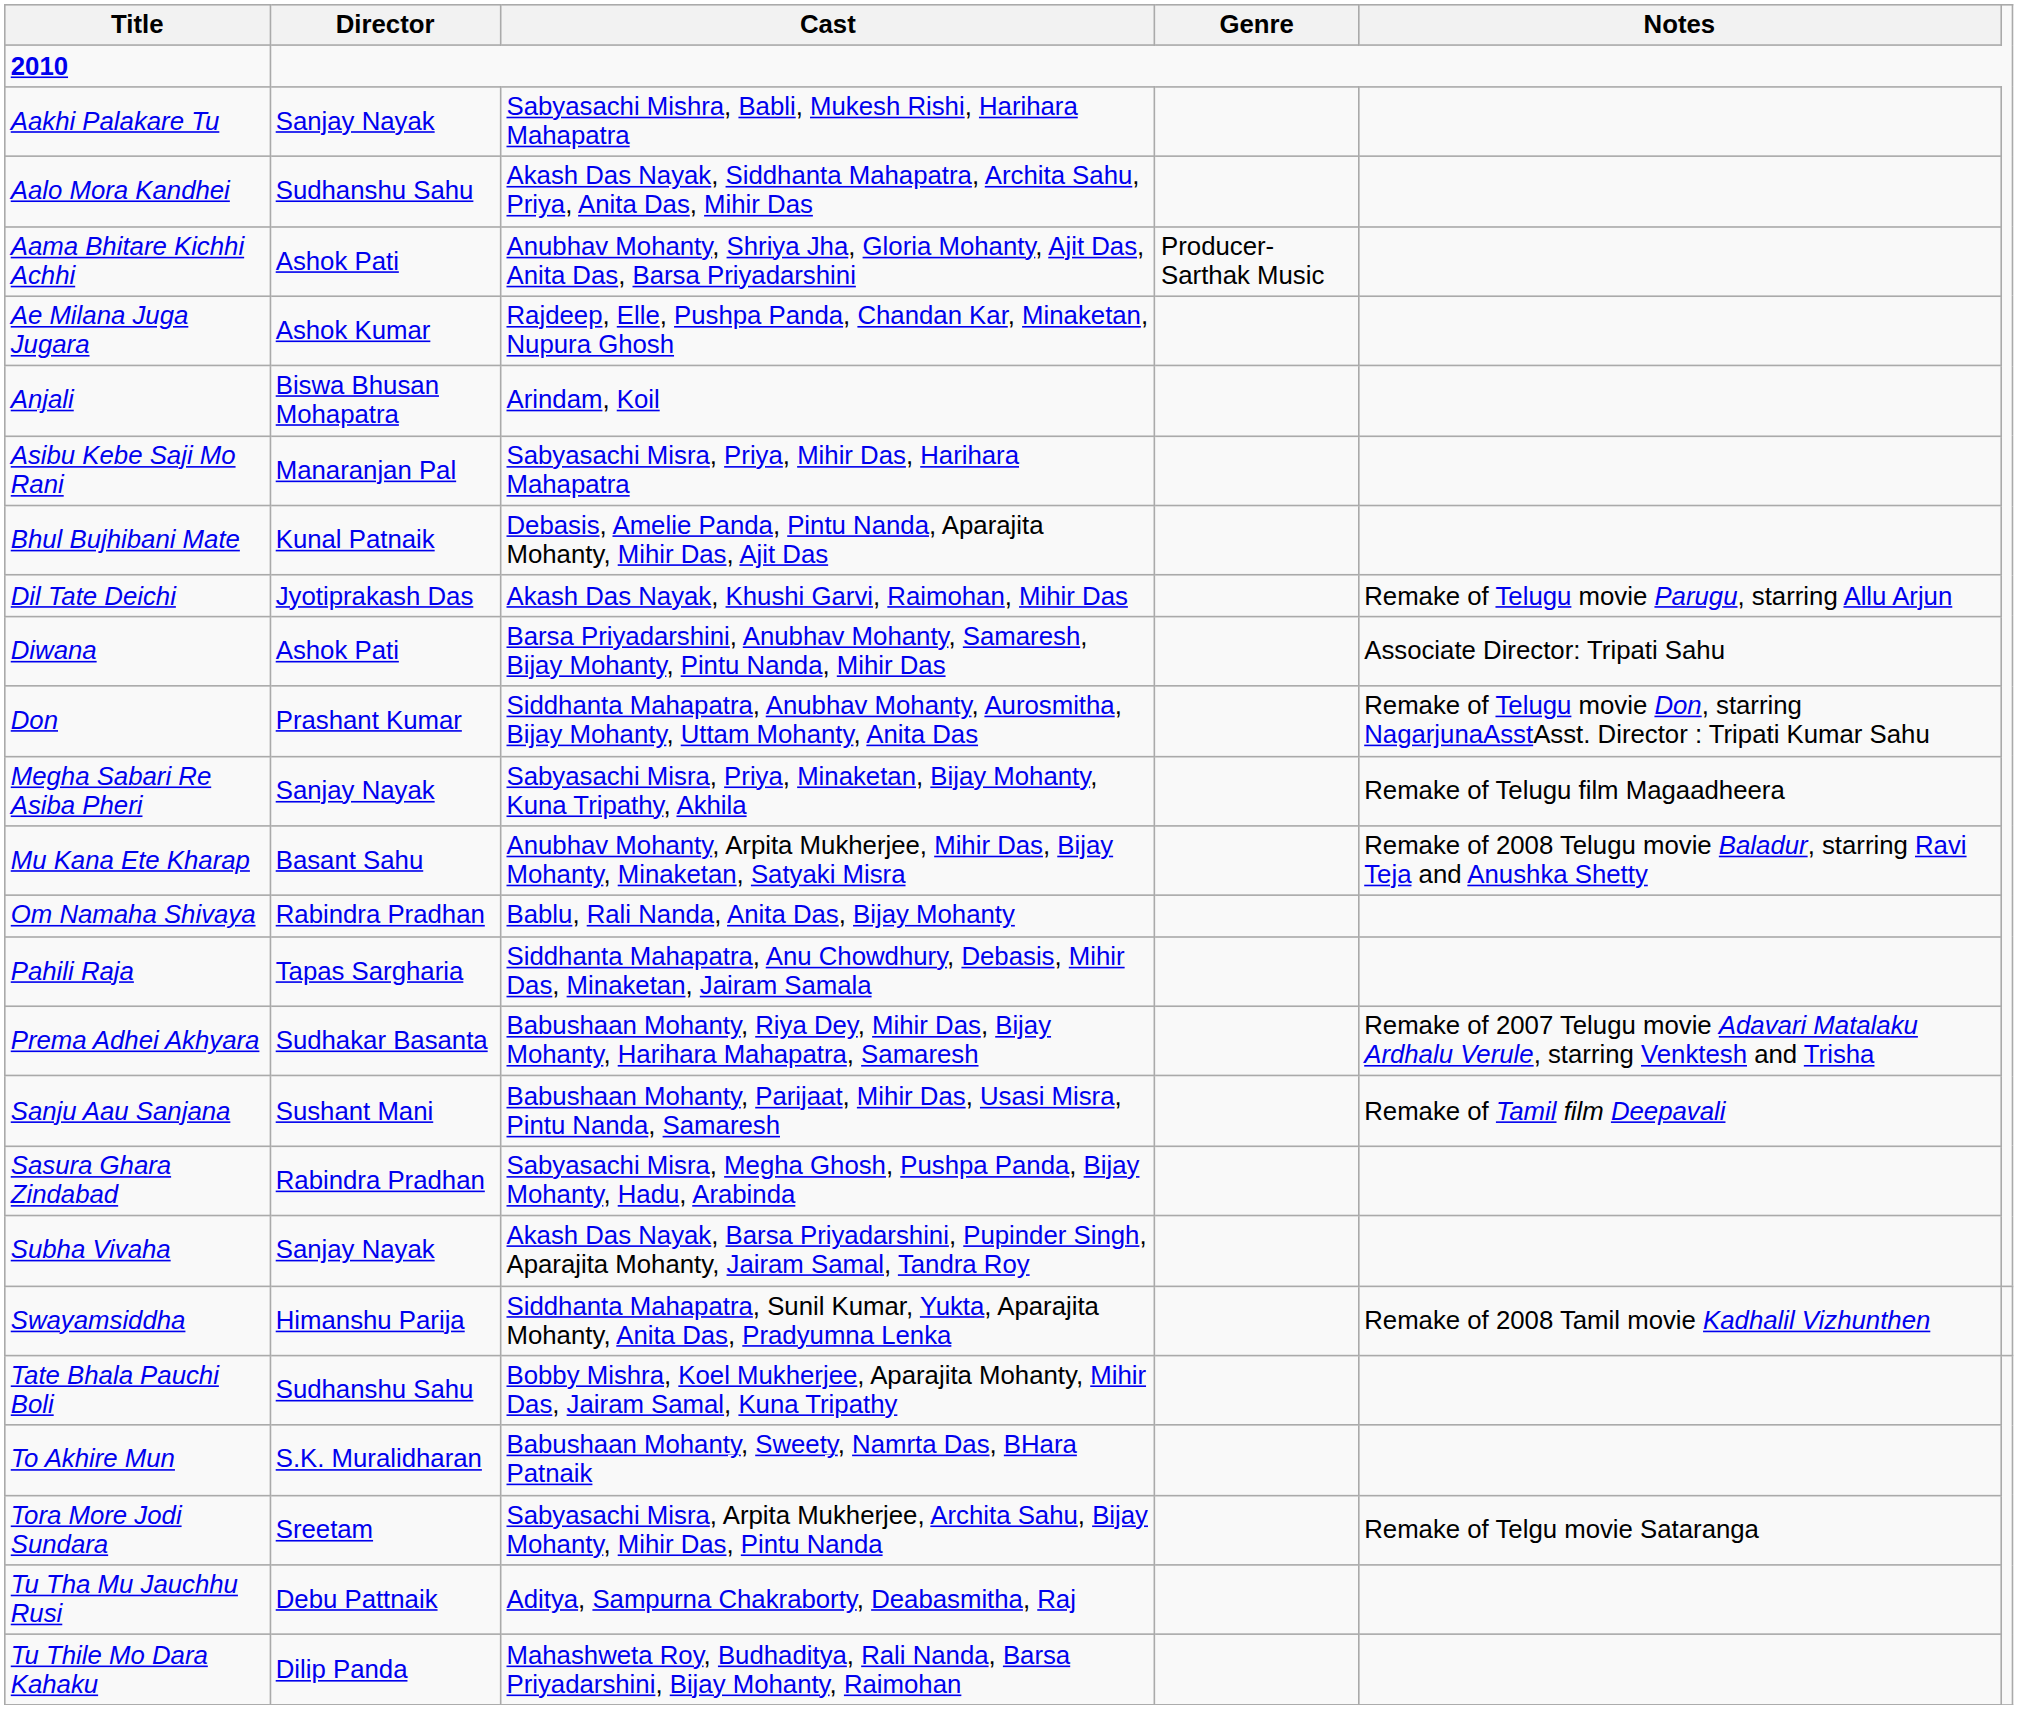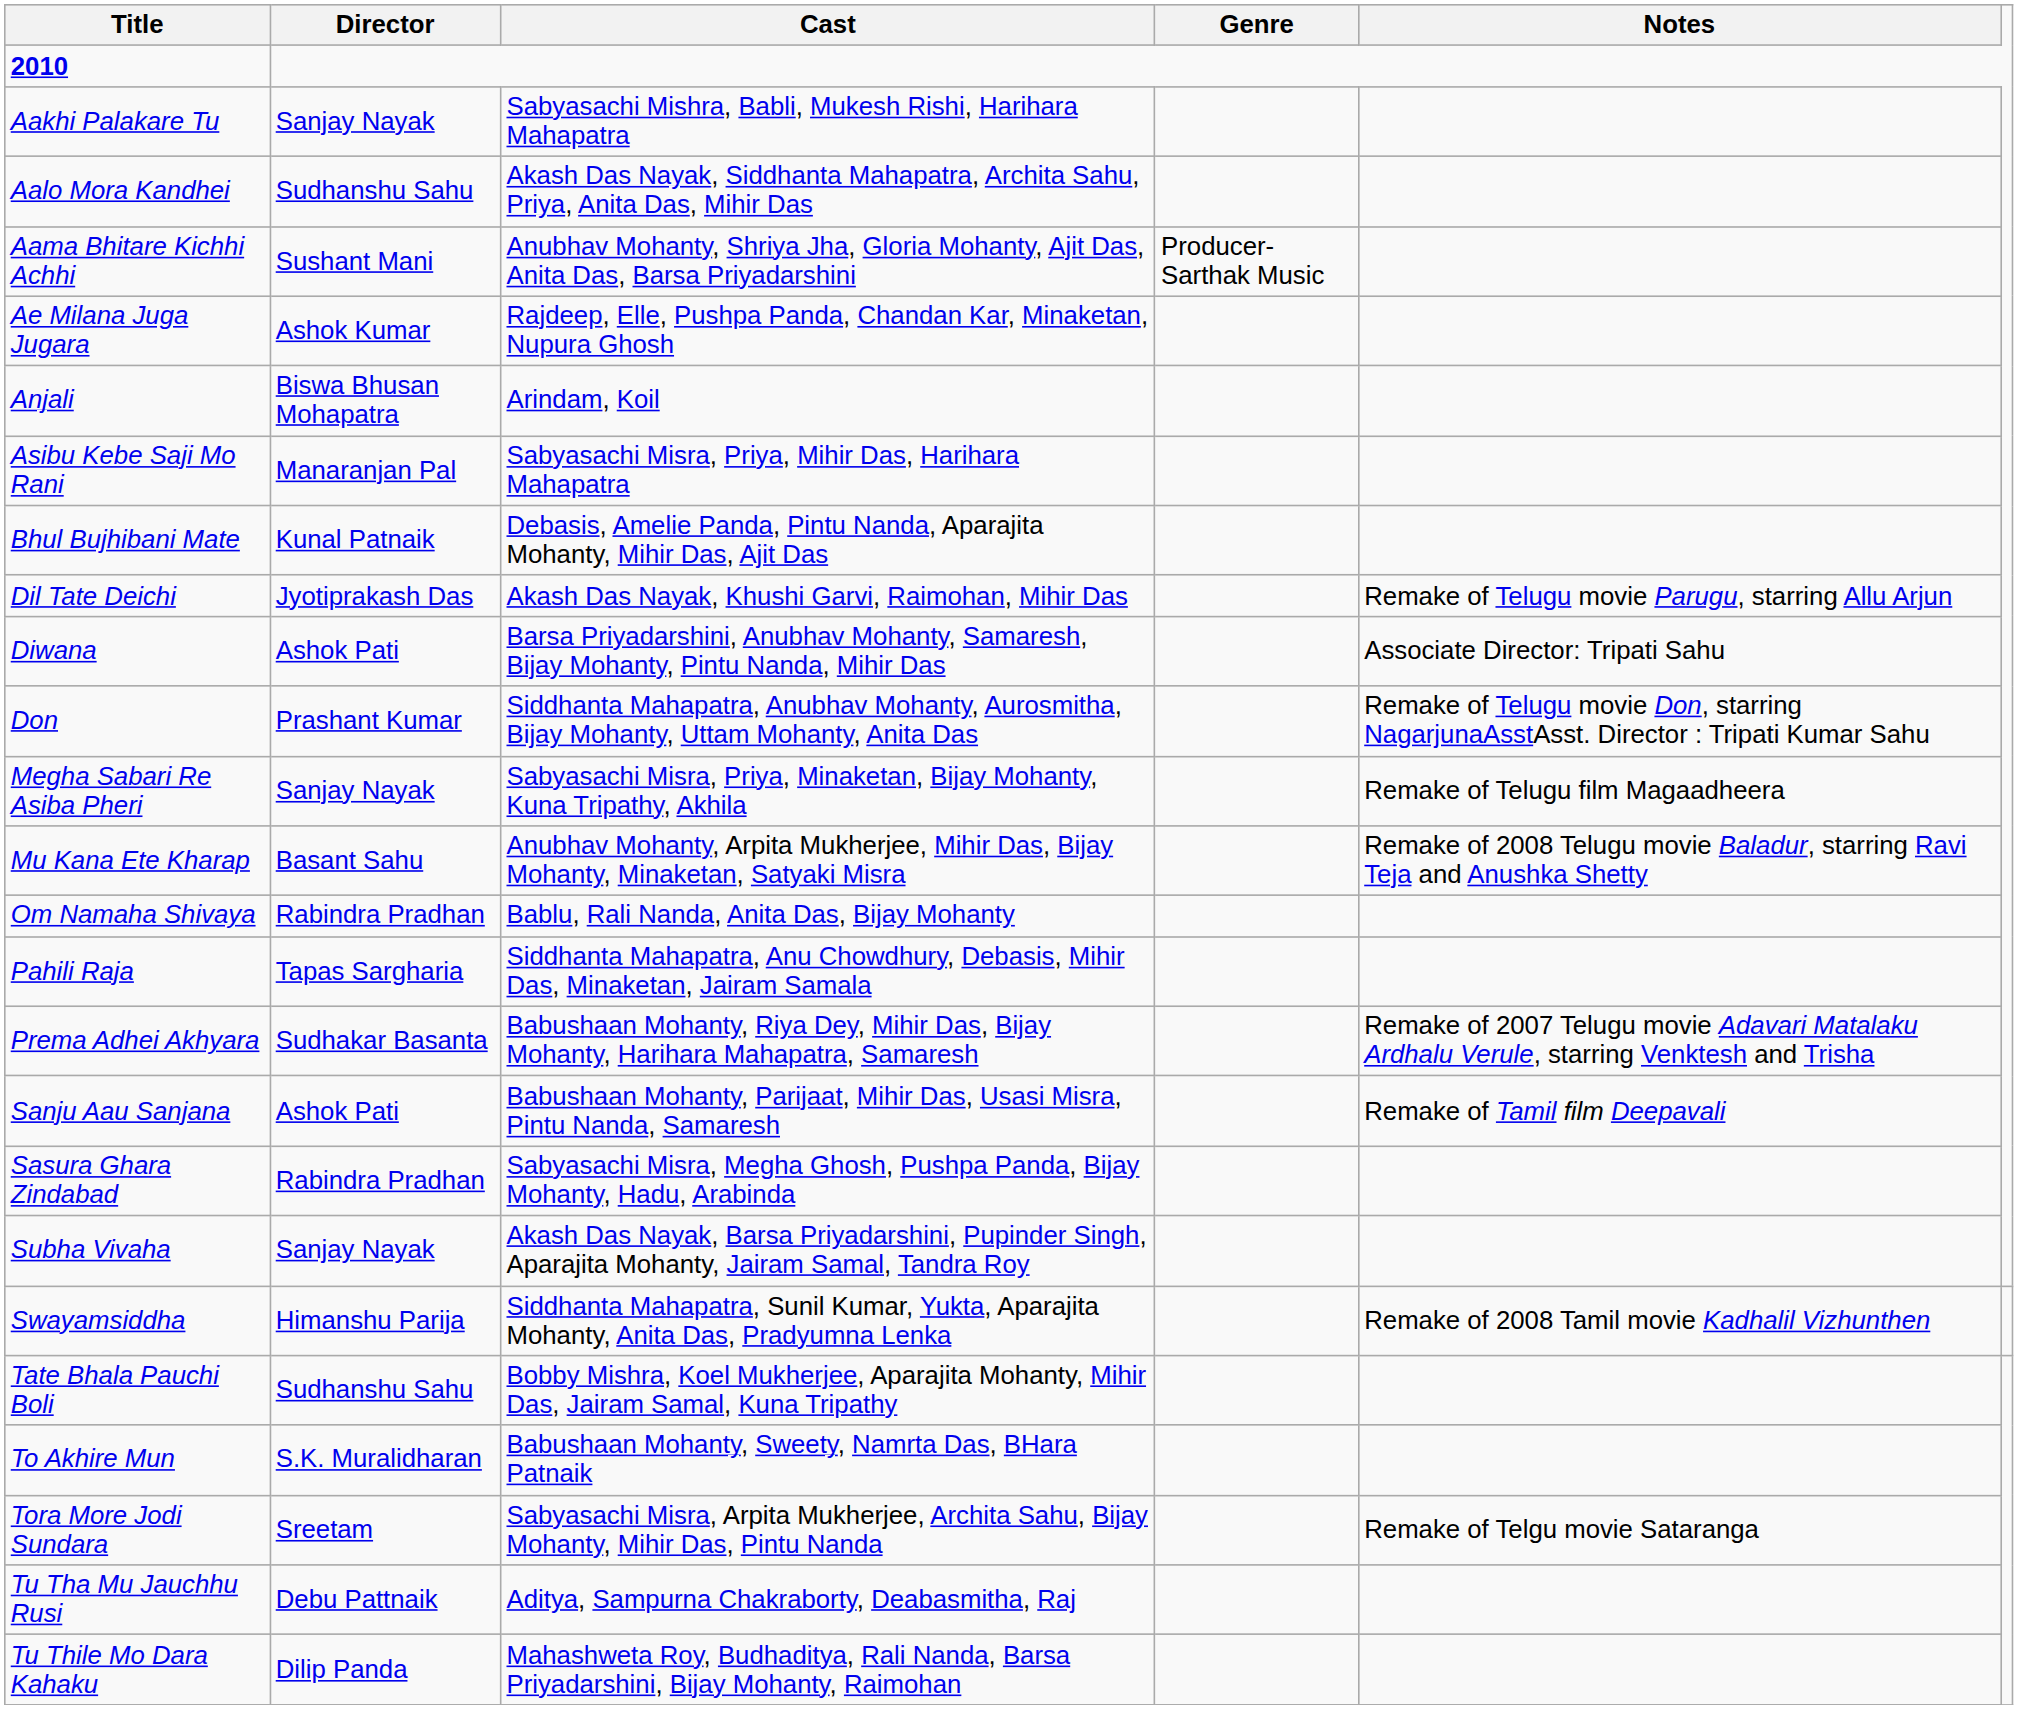(337, 260) Ashok Pati -> (354, 260) Sushant Mani
(354, 1110) Sushant Mani -> (337, 1110) Ashok Pati
